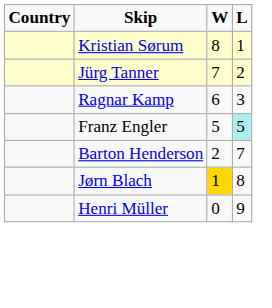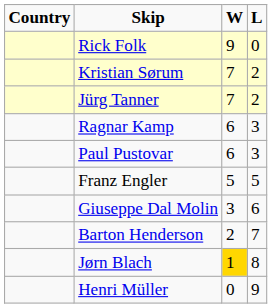+ row: (112, 45)
(215, 45) 8 -> (230, 72) 7
(240, 45) 1 -> (255, 72) 2
+ row: (126, 153)
(240, 126) paleturquoise background -> (255, 180) no background
+ row: (148, 208)
